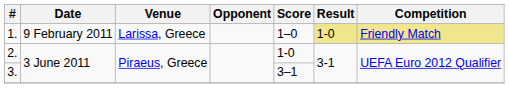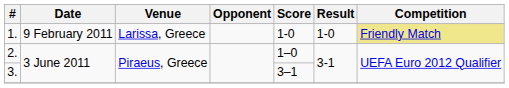(287, 33) 1–0 -> (286, 33) 1-0
(326, 33) khaki background -> (326, 33) no background
(286, 53) 1-0 -> (287, 53) 1–0
